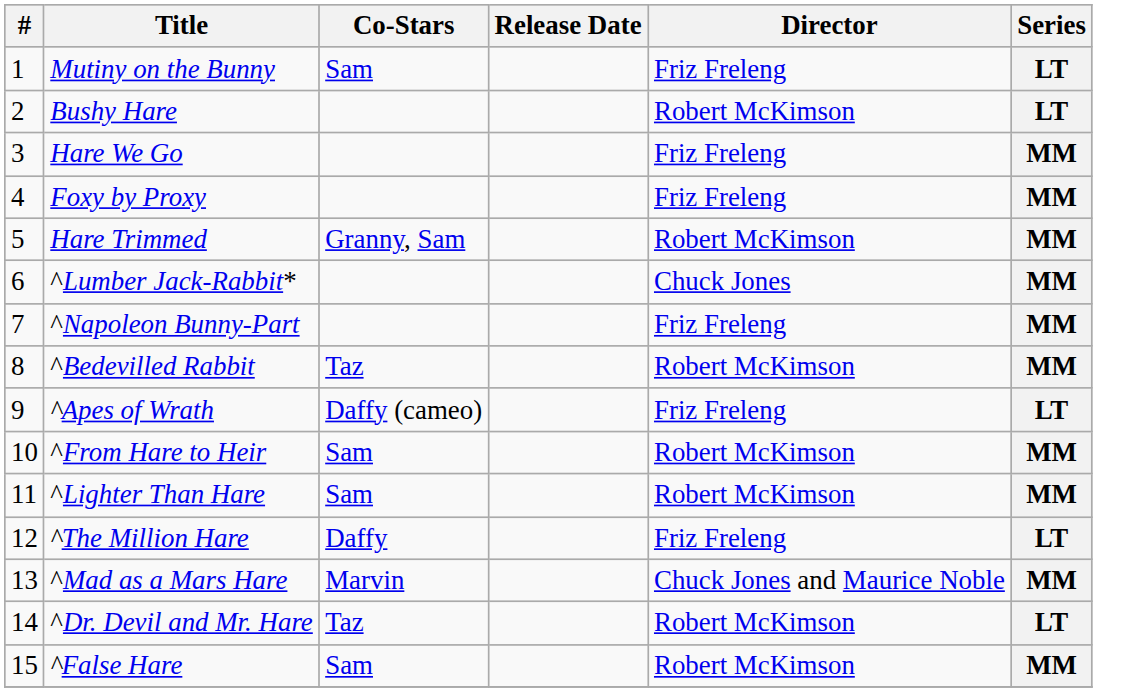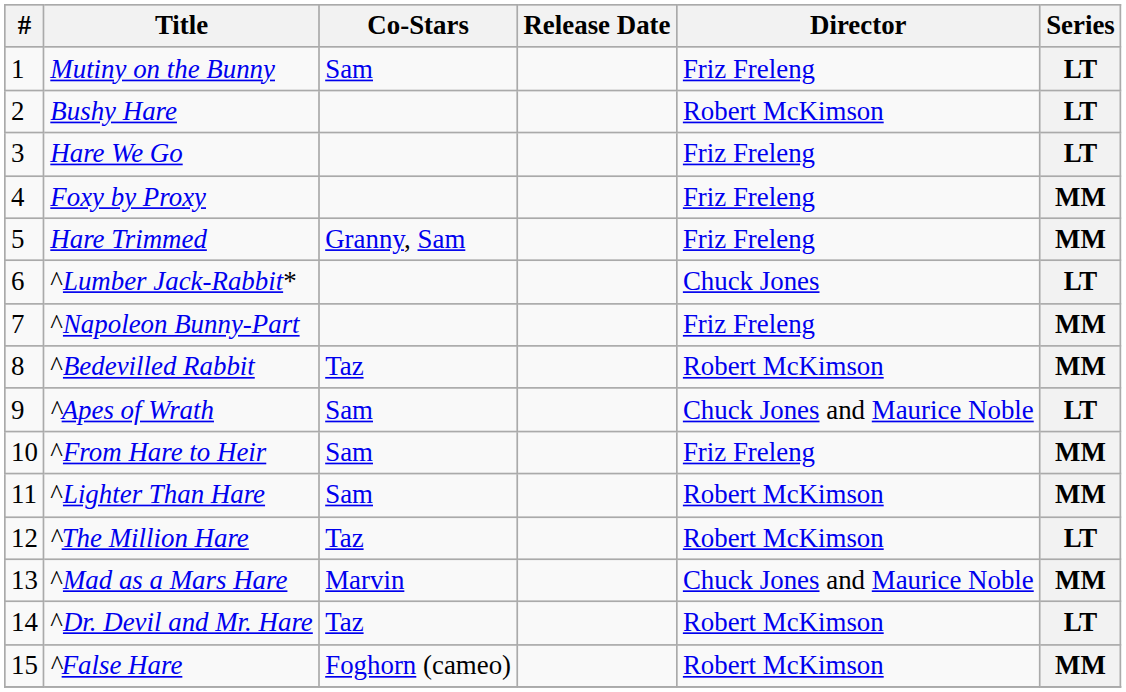(1052, 153) MM -> (1080, 153) LT
(754, 238) Robert McKimson -> (749, 238) Friz Freleng
(1052, 281) MM -> (1080, 281) LT
(404, 409) Daffy (cameo) -> (349, 409) Sam
(720, 409) Friz Freleng -> (858, 409) Chuck Jones and Maurice Noble
(754, 452) Robert McKimson -> (749, 452) Friz Freleng
(356, 537) Daffy -> (344, 537) Taz
(720, 537) Friz Freleng -> (783, 537) Robert McKimson
(349, 665) Sam -> (418, 665) Foghorn (cameo)
